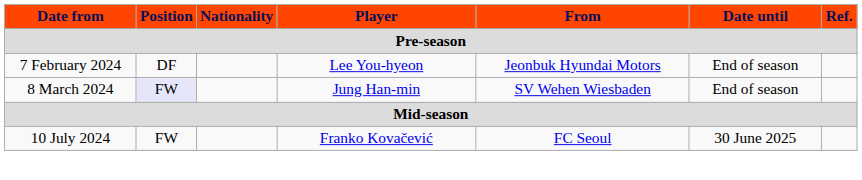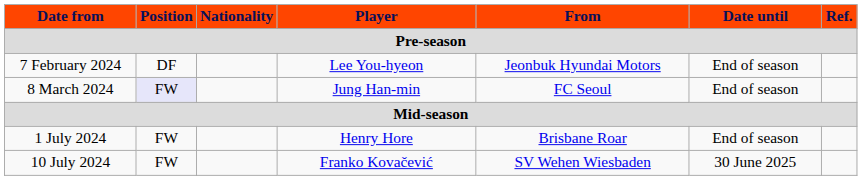(583, 89) SV Wehen Wiesbaden -> (583, 89) FC Seoul
+ row: (70, 138)
(583, 138) FC Seoul -> (583, 162) SV Wehen Wiesbaden
